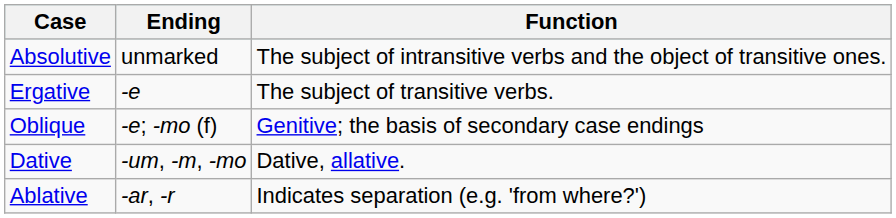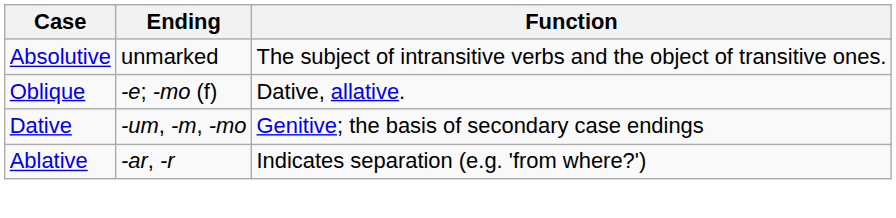- row: (50, 91)
(480, 126) Genitive; the basis of secondary case endings -> (331, 91) Dative, allative.
(331, 160) Dative, allative. -> (480, 126) Genitive; the basis of secondary case endings
